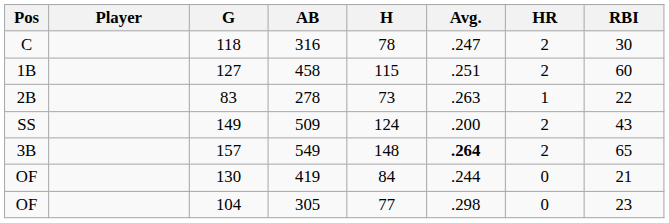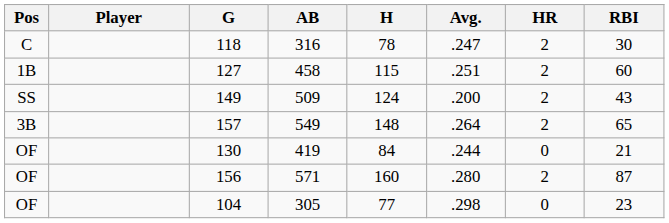- row: (229, 97)
(466, 151) bold -> (466, 124) normal
+ row: (229, 177)
